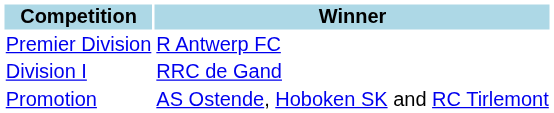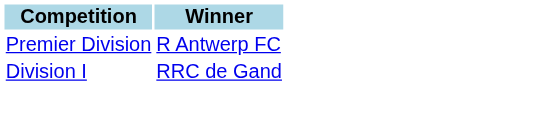- row: (51, 99)
